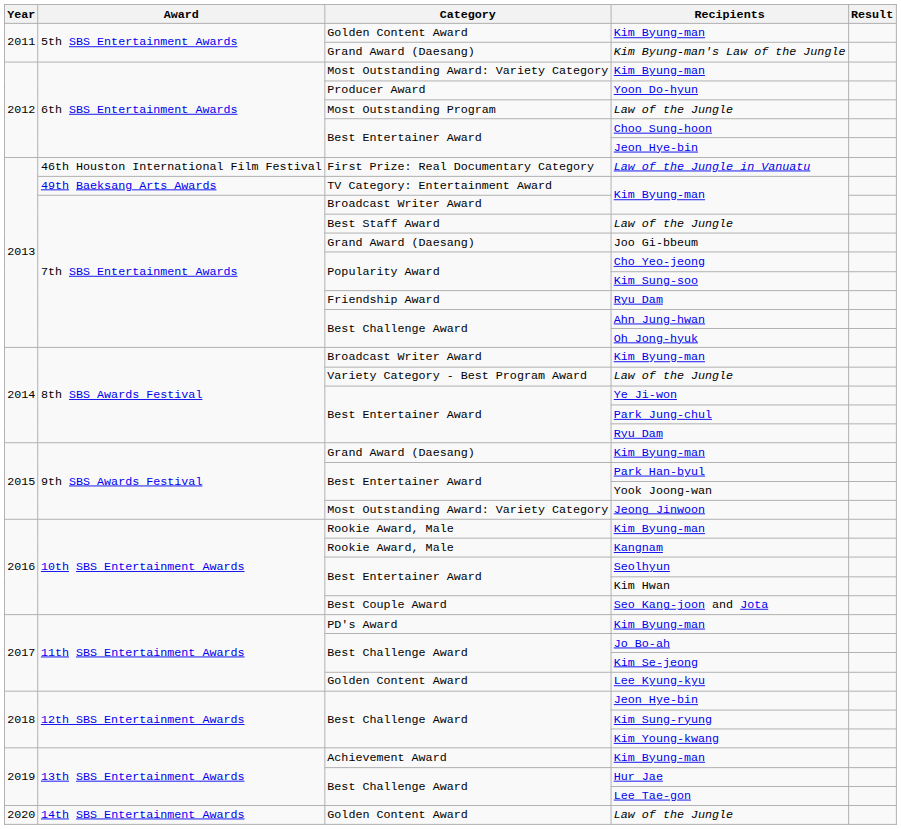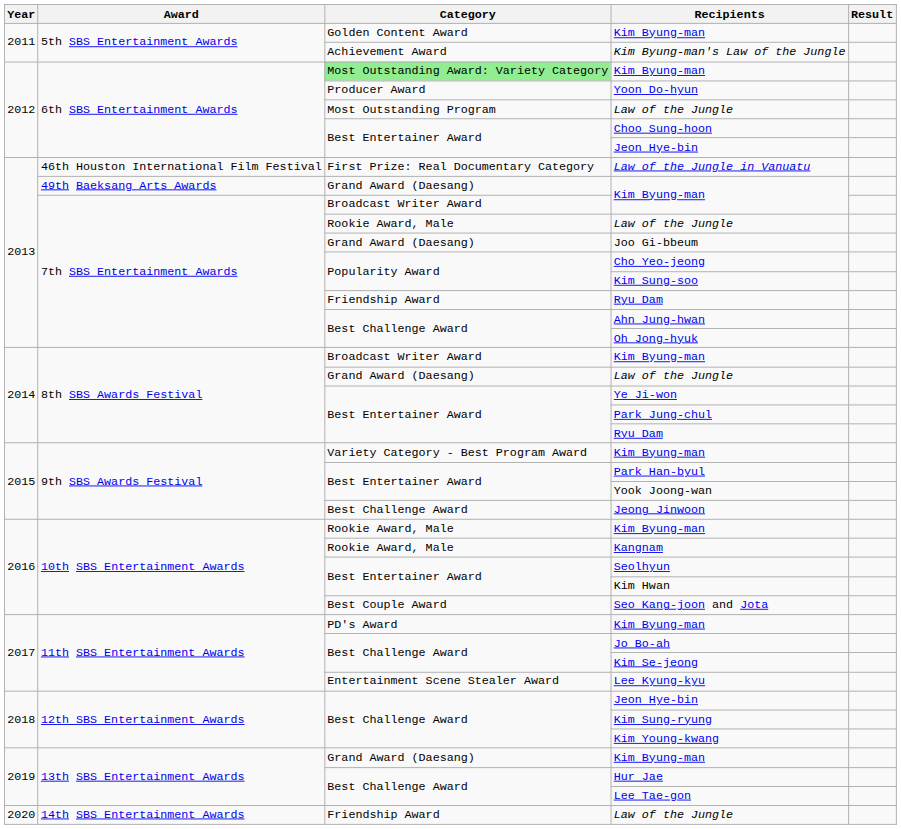(401, 52) Grand Award (Daesang) -> (387, 52) Achievement Award
(468, 71) no background -> (468, 71) lightgreen background
(440, 186) TV Category: Entertainment Award -> (401, 186) Grand Award (Daesang)
(383, 224) Best Staff Award -> (391, 224) Rookie Award, Male
(457, 376) Variety Category - Best Program Award -> (401, 376) Grand Award (Daesang)
(401, 453) Grand Award (Daesang) -> (457, 453) Variety Category - Best Program Award
(468, 510) Most Outstanding Award: Variety Category -> (398, 510) Best Challenge Award
(398, 681) Golden Content Award -> (443, 681) Entertainment Scene Stealer Award
(387, 758) Achievement Award -> (401, 758) Grand Award (Daesang)
(398, 815) Golden Content Award -> (383, 815) Friendship Award
